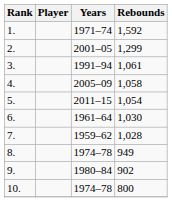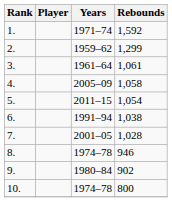(93, 48) 2001–05 -> (93, 48) 1959–62
(93, 65) 1991–94 -> (93, 65) 1961–64
(93, 118) 1961–64 -> (93, 118) 1991–94
(130, 118) 1,030 -> (130, 118) 1,038
(93, 135) 1959–62 -> (93, 135) 2001–05
(126, 153) 949 -> (126, 153) 946
